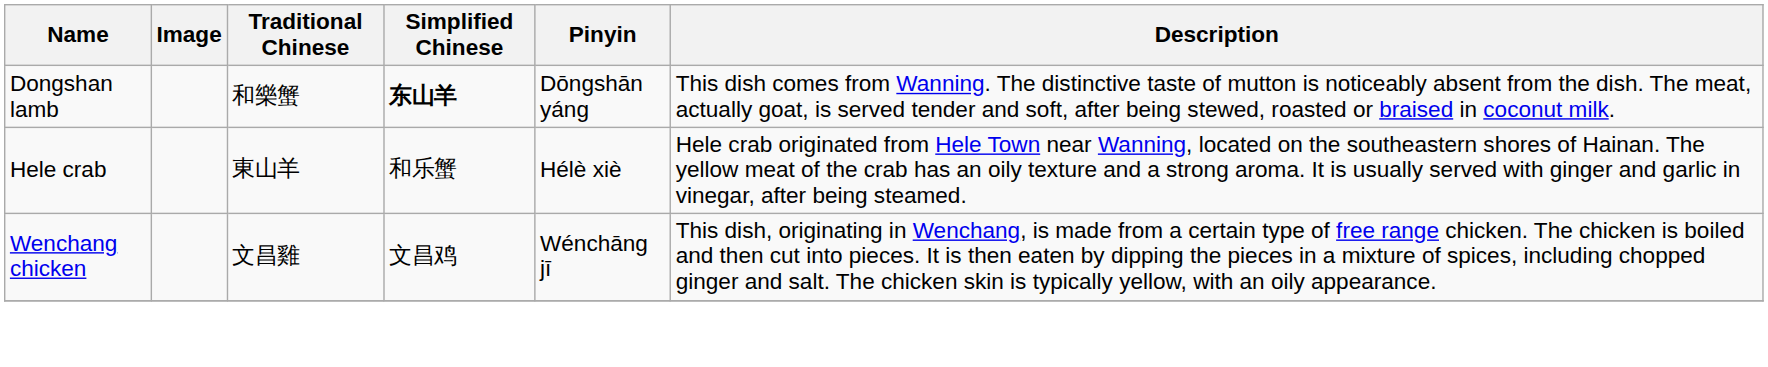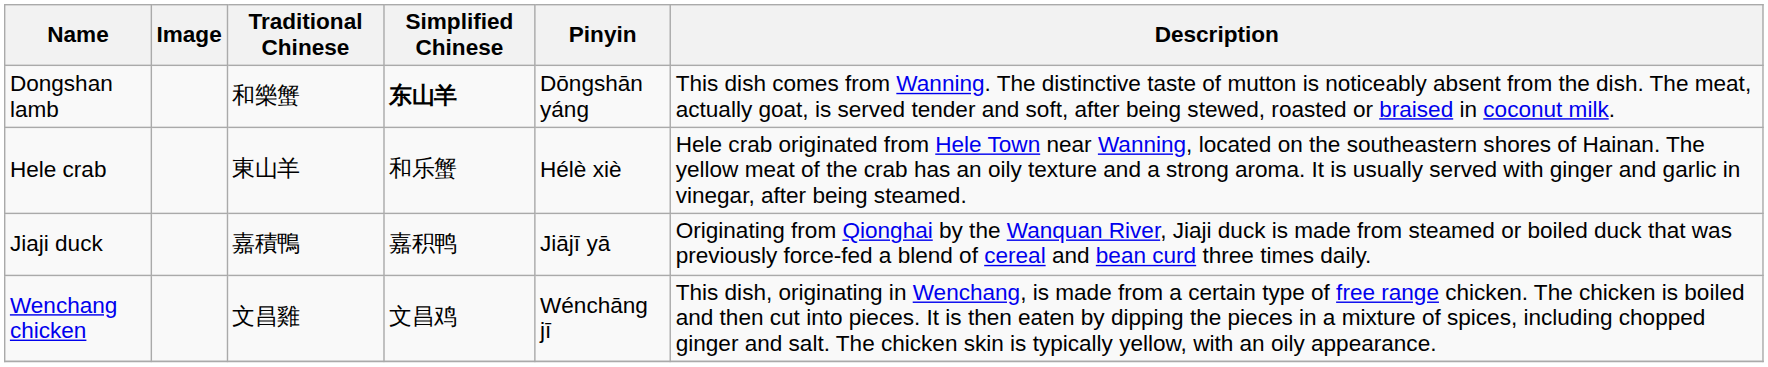+ row: (56, 243)
